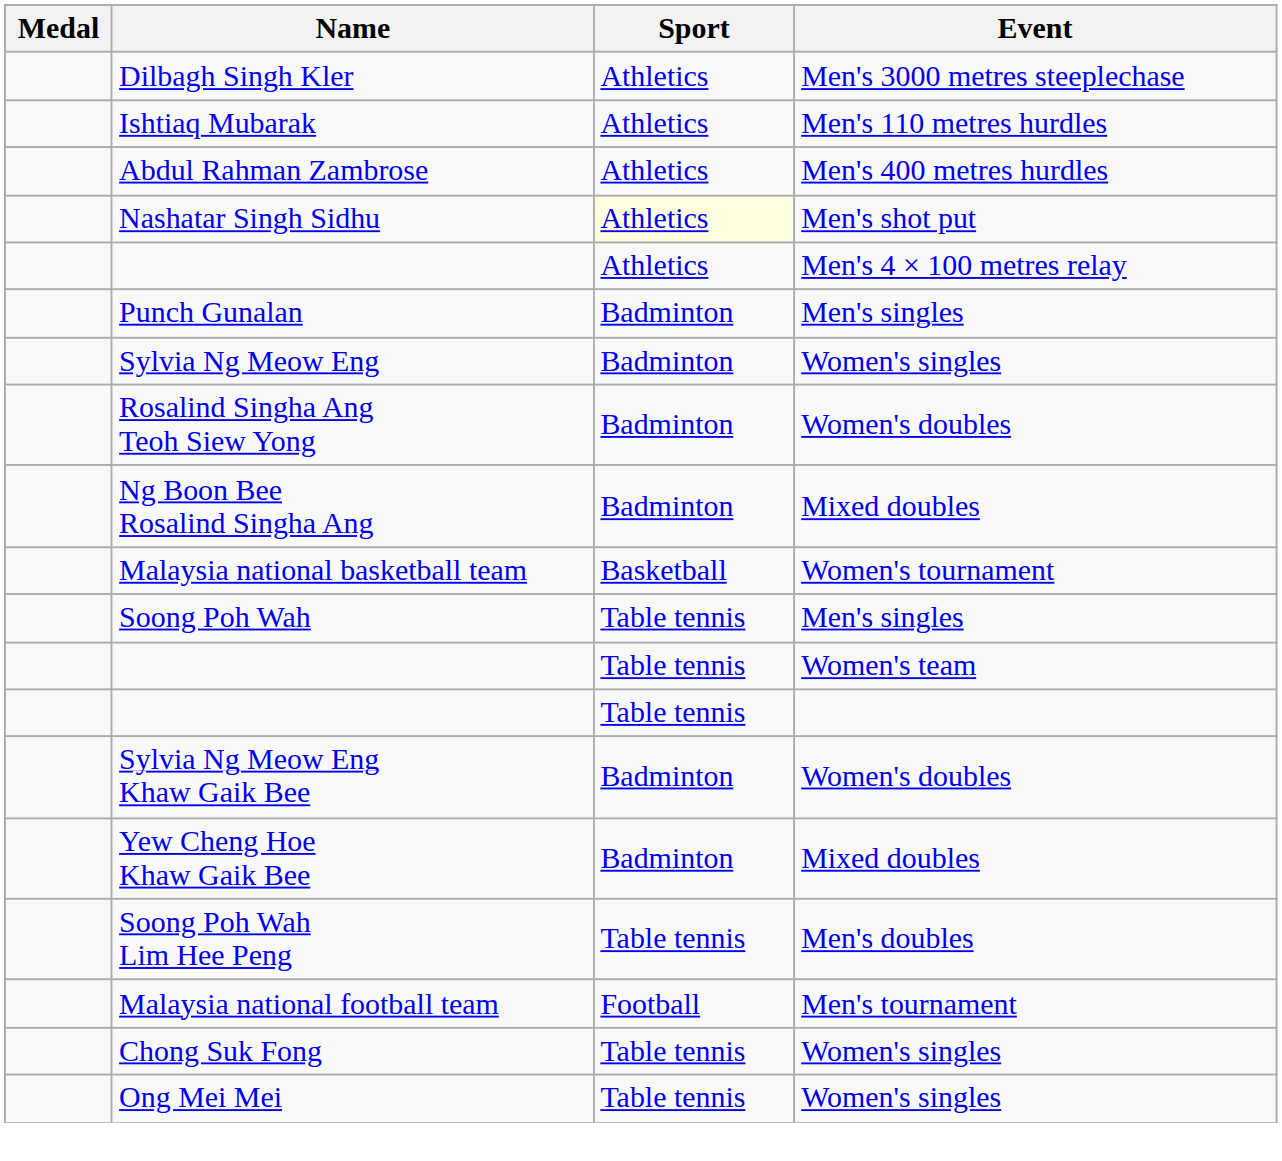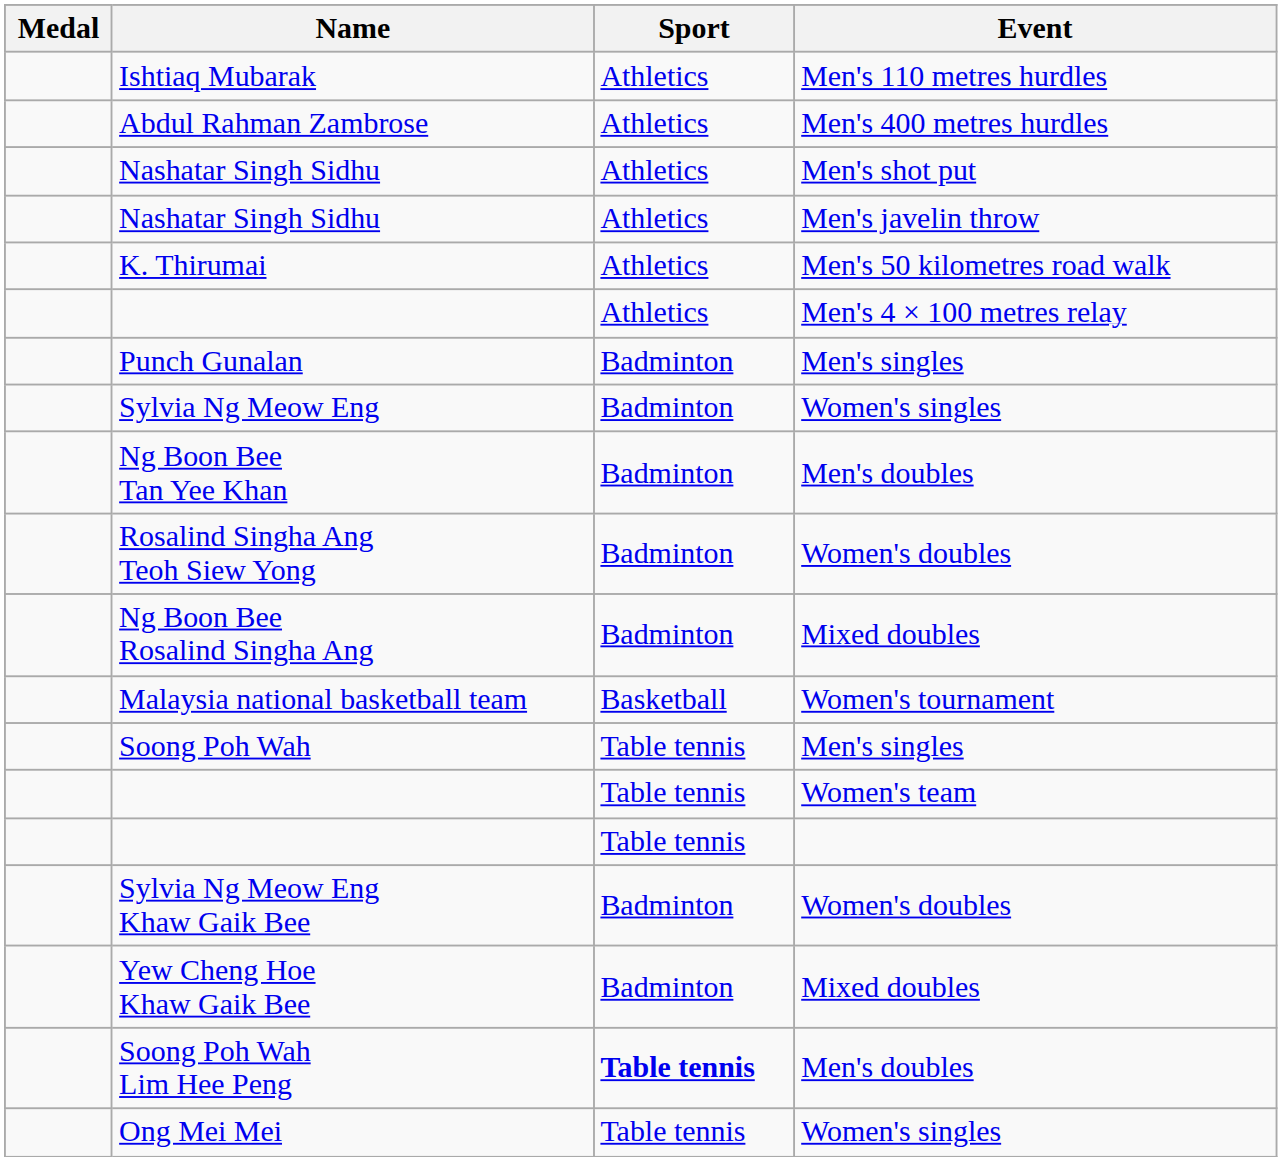- row: (236, 75)
(654, 218) lightyellow background -> (654, 170) no background
+ row: (250, 218)
+ row: (193, 265)
+ row: (203, 472)
(673, 938) normal -> (678, 1067) bold
- row: (309, 1003)
- row: (221, 1050)
